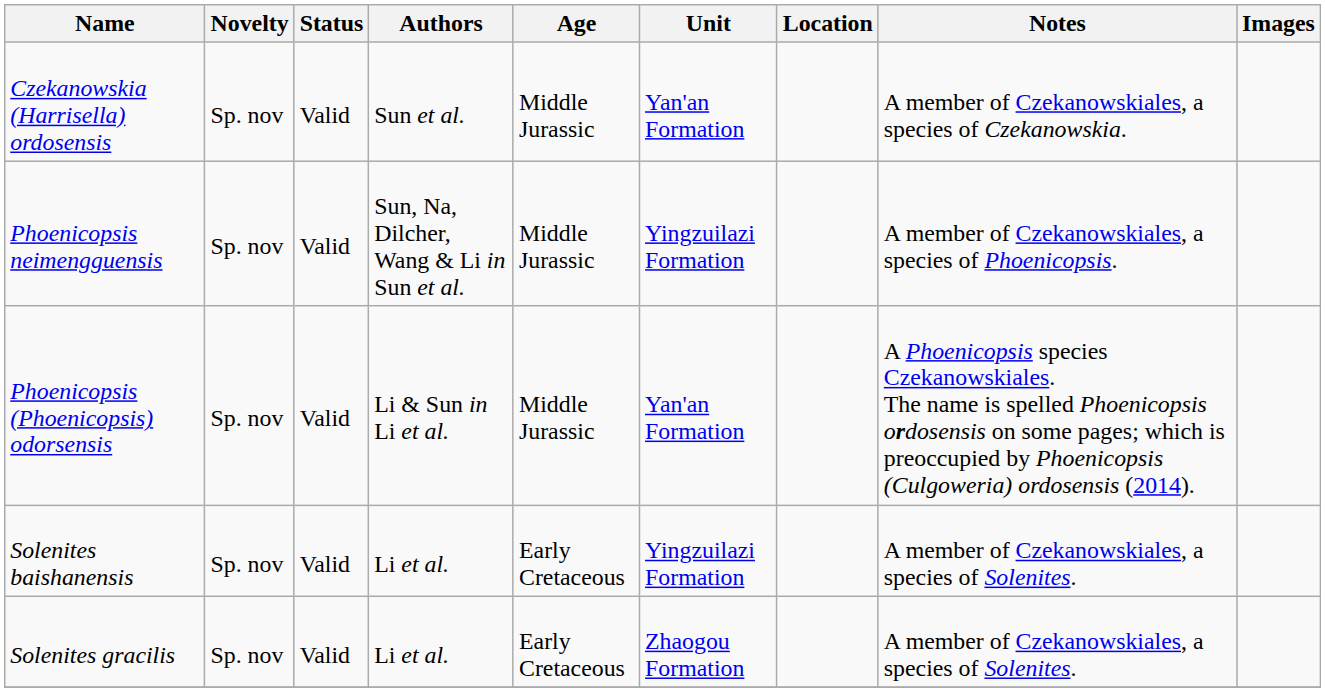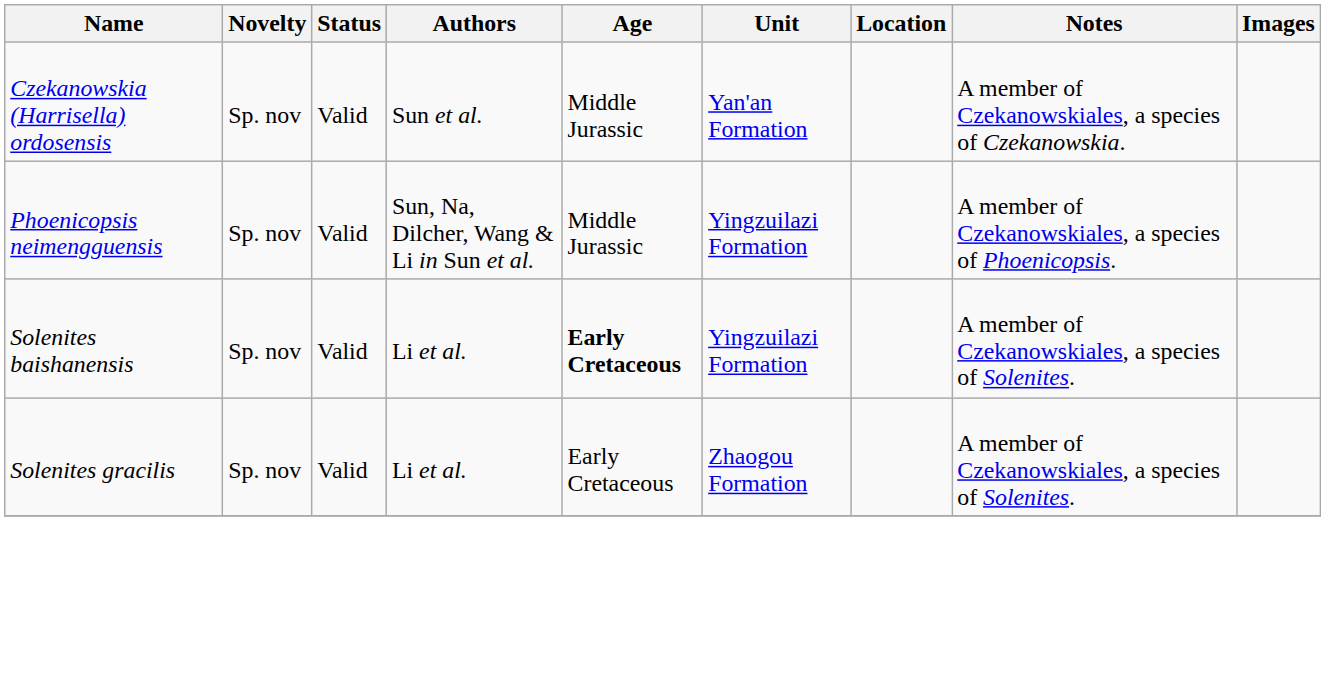- row: (82, 418)
(572, 563) normal -> (624, 351) bold
